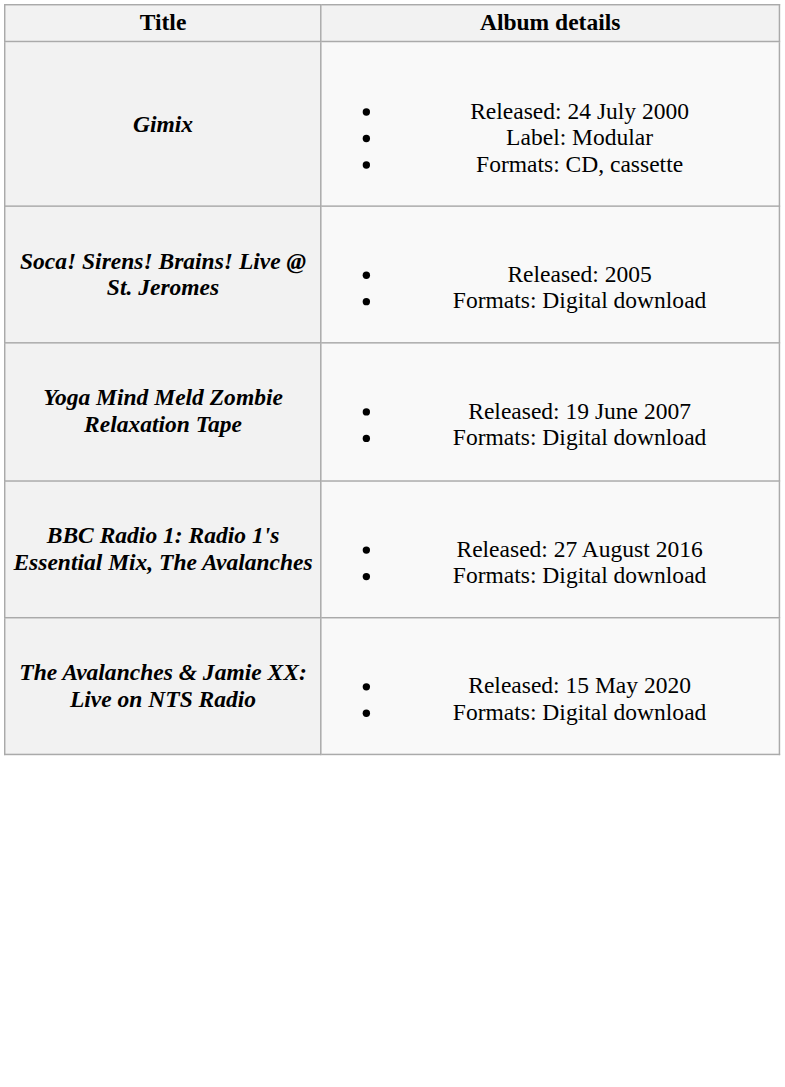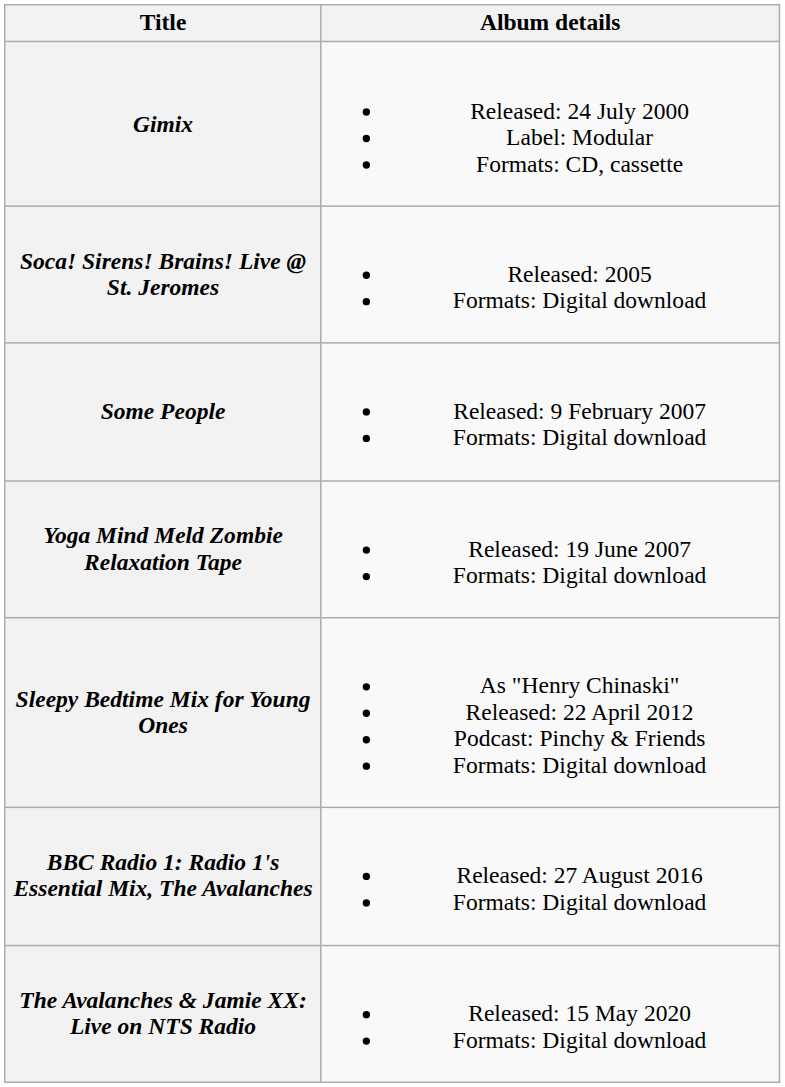+ row: (163, 411)
+ row: (163, 712)
